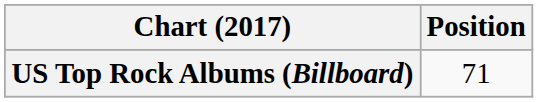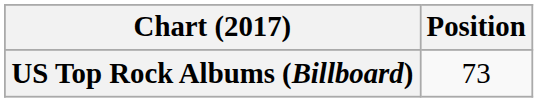(476, 73) 71 -> (476, 73) 73
